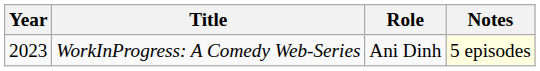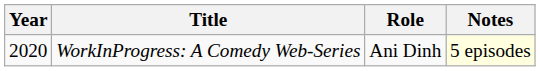(28, 50) 2023 -> (28, 50) 2020
